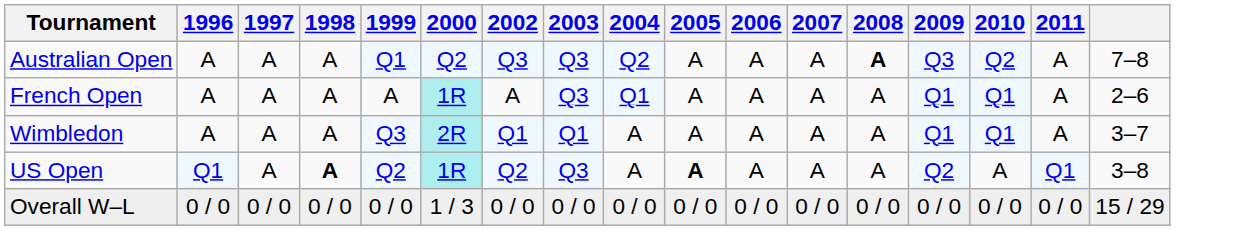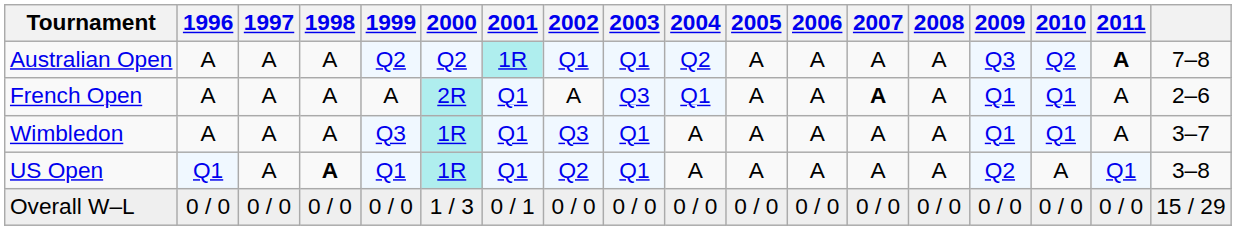+ column: (513, 22)
(391, 59) Q1 -> (391, 59) Q2
(513, 59) Q3 -> (574, 59) Q1
(574, 59) Q3 -> (634, 59) Q1
(878, 59) bold -> (939, 59) normal
(1060, 59) normal -> (1121, 59) bold
(452, 95) 1R -> (452, 95) 2R
(817, 95) normal -> (878, 95) bold
(452, 132) 2R -> (452, 132) 1R
(513, 132) Q1 -> (574, 132) Q3
(391, 169) Q2 -> (391, 169) Q1
(574, 169) Q3 -> (634, 169) Q1
(695, 169) bold -> (756, 169) normal
